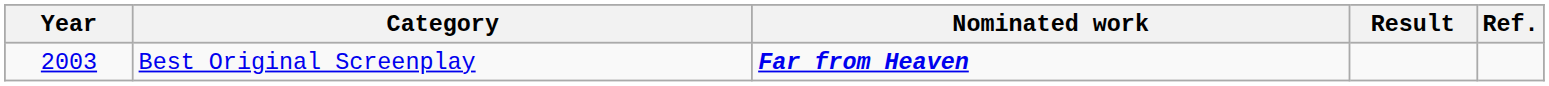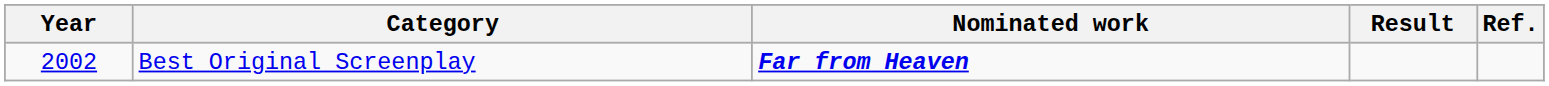(69, 62) 2003 -> (69, 62) 2002
